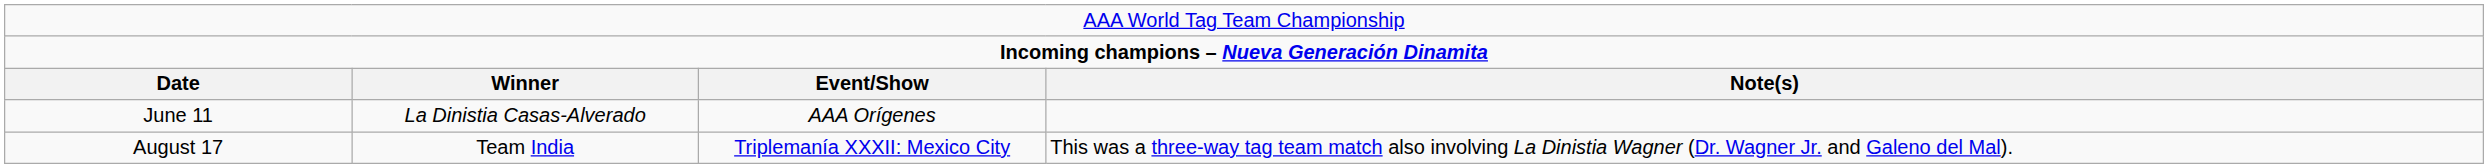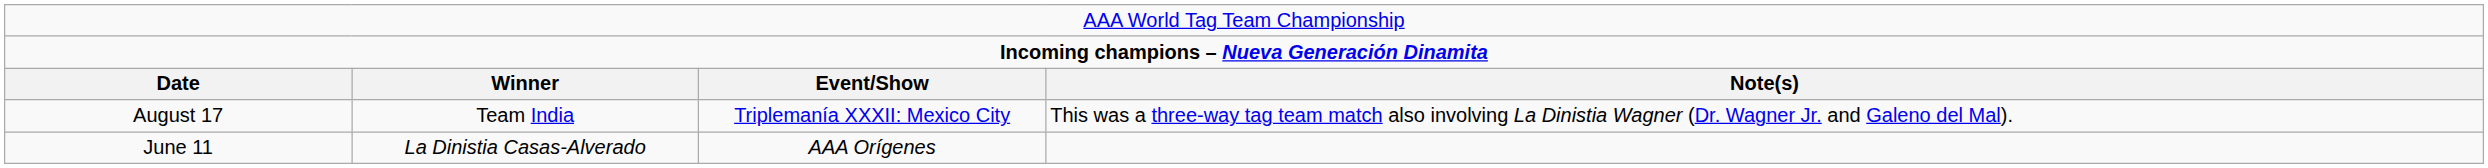rows swapped: (178, 115) <-> (178, 147)
